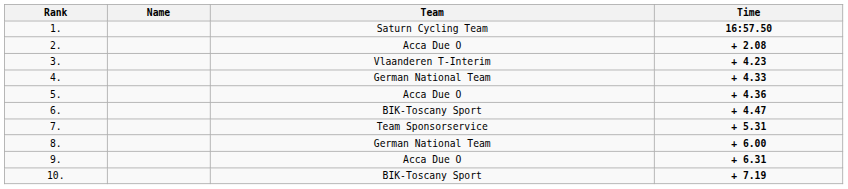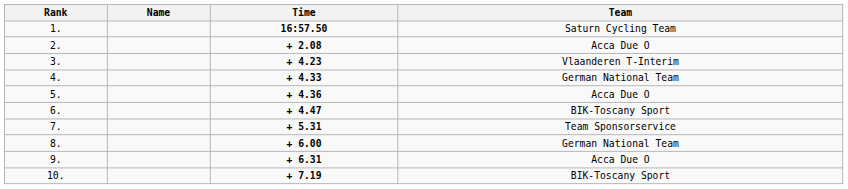columns swapped: (432, 12) <-> (749, 12)
